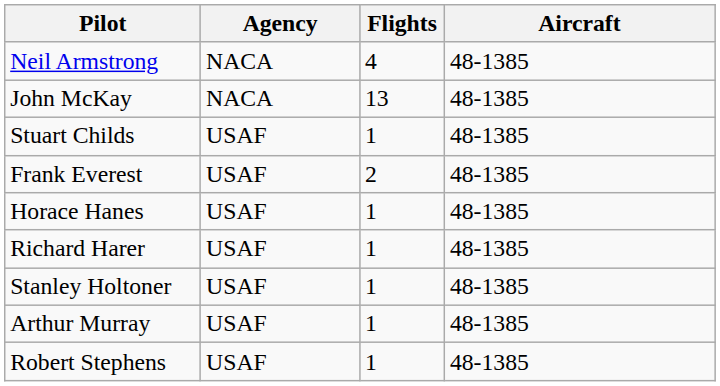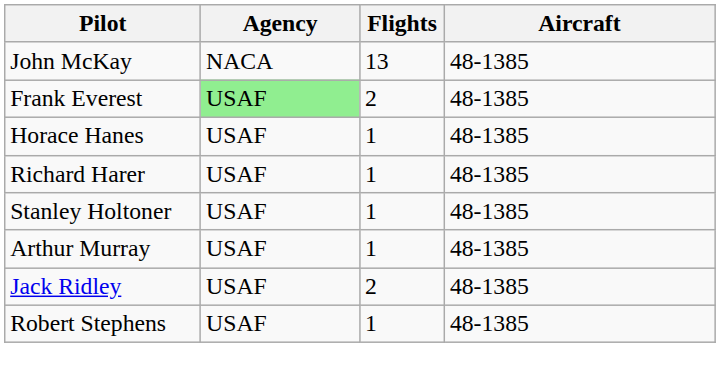- row: (84, 60)
- row: (72, 135)
(236, 173) no background -> (236, 98) lightgreen background
+ row: (66, 286)
